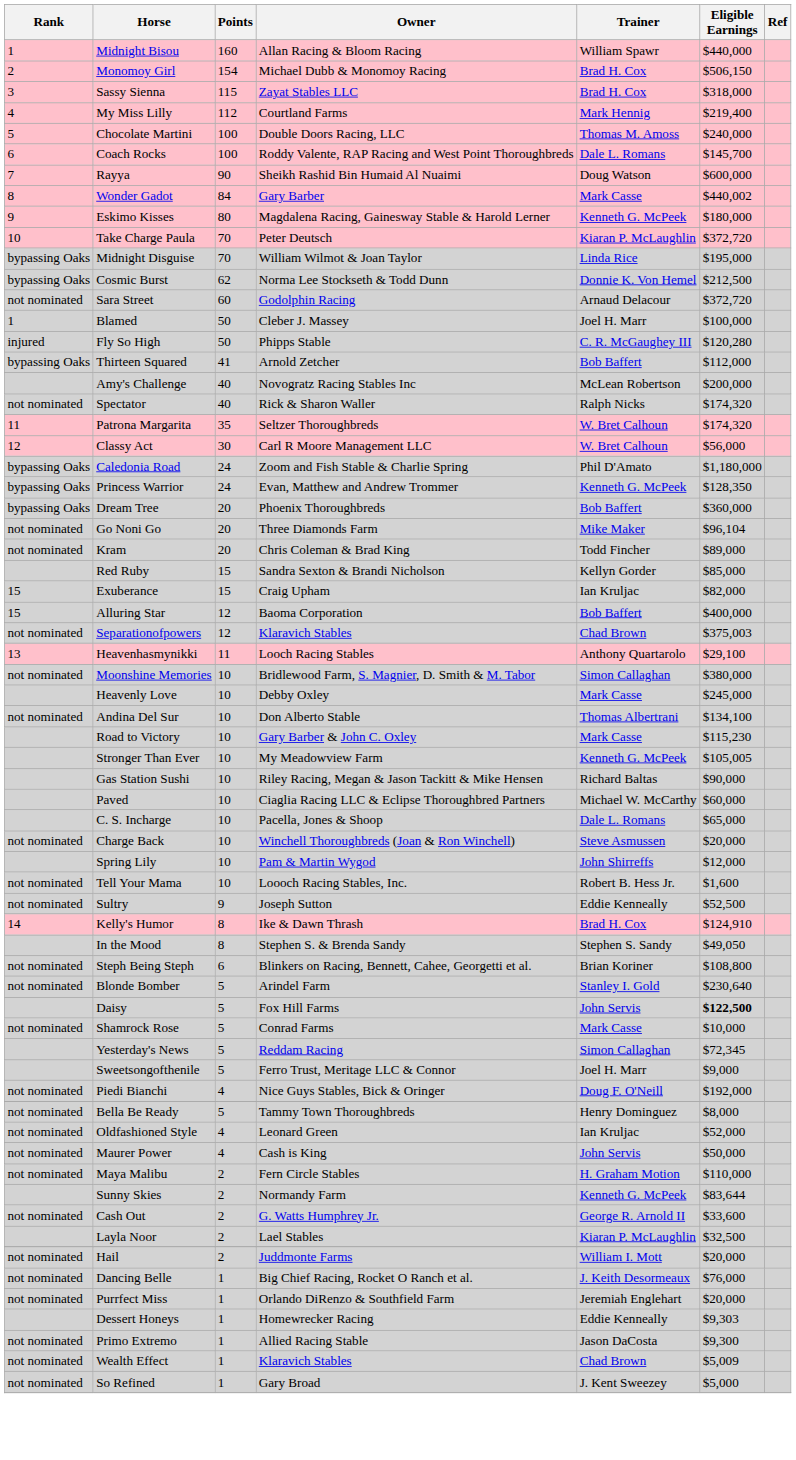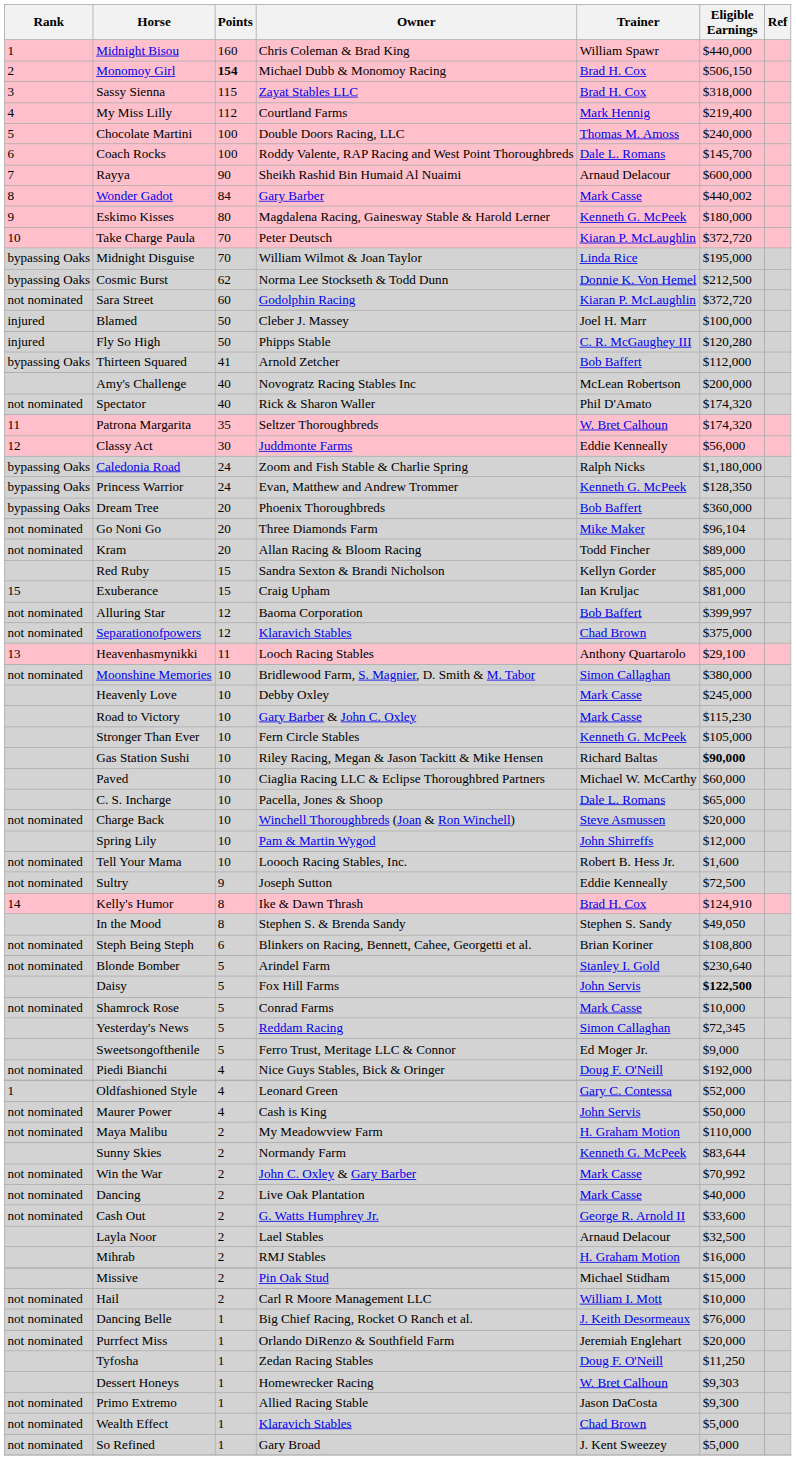(340, 50) Allan Racing & Bloom Racing -> (334, 50) Chris Coleman & Brad King
(228, 71) normal -> (228, 71) bold
(615, 175) Doug Watson -> (625, 175) Arnaud Delacour
(625, 300) Arnaud Delacour -> (638, 300) Kiaran P. McLaughlin
(11, 320) 1 -> (26, 320) injured
(612, 404) Ralph Nicks -> (616, 404) Phil D'Amato
(345, 445) Carl R Moore Management LLC -> (306, 445) Juddmonte Farms
(624, 445) W. Bret Calhoun -> (624, 445) Eddie Kenneally
(616, 466) Phil D'Amato -> (612, 466) Ralph Nicks
(334, 549) Chris Coleman & Brad King -> (340, 549) Allan Racing & Bloom Racing
(724, 591) $82,000 -> (724, 591) $81,000
(14, 612) 15 -> (45, 612) not nominated
(727, 612) $400,000 -> (727, 612) $399,997
(727, 633) $375,003 -> (727, 633) $375,000
- row: (137, 716)
(321, 757) My Meadowview Farm -> (309, 737) Fern Circle Stables
(727, 757) $105,005 -> (727, 737) $105,000
(724, 778) normal -> (724, 757) bold
(724, 903) $52,500 -> (724, 882) $72,500
(613, 1070) Joel H. Marr -> (614, 1049) Ed Moger Jr.
- row: (137, 1111)
(45, 1132) not nominated -> (11, 1090) 1
(609, 1132) Ian Kruljac -> (626, 1090) Gary C. Contessa
(309, 1174) Fern Circle Stables -> (321, 1132) My Meadowview Farm
+ row: (129, 1174)
+ row: (118, 1194)
(638, 1236) Kiaran P. McLaughlin -> (625, 1236) Arnaud Delacour
+ row: (116, 1257)
+ row: (117, 1278)
(306, 1257) Juddmonte Farms -> (345, 1298) Carl R Moore Management LLC
(724, 1257) $20,000 -> (724, 1298) $10,000
+ row: (117, 1361)
(624, 1319) Eddie Kenneally -> (624, 1382) W. Bret Calhoun
(721, 1361) $5,009 -> (721, 1423) $5,000
